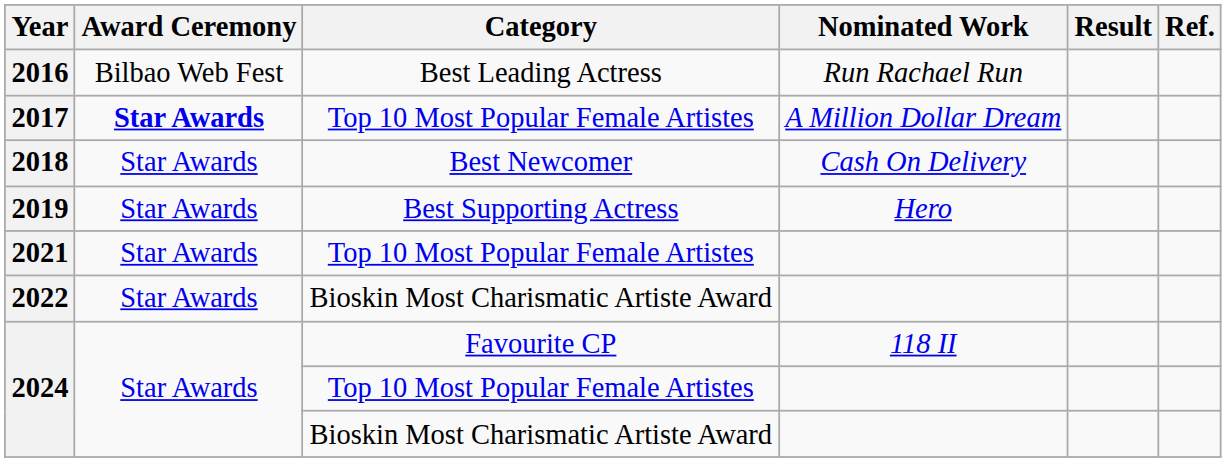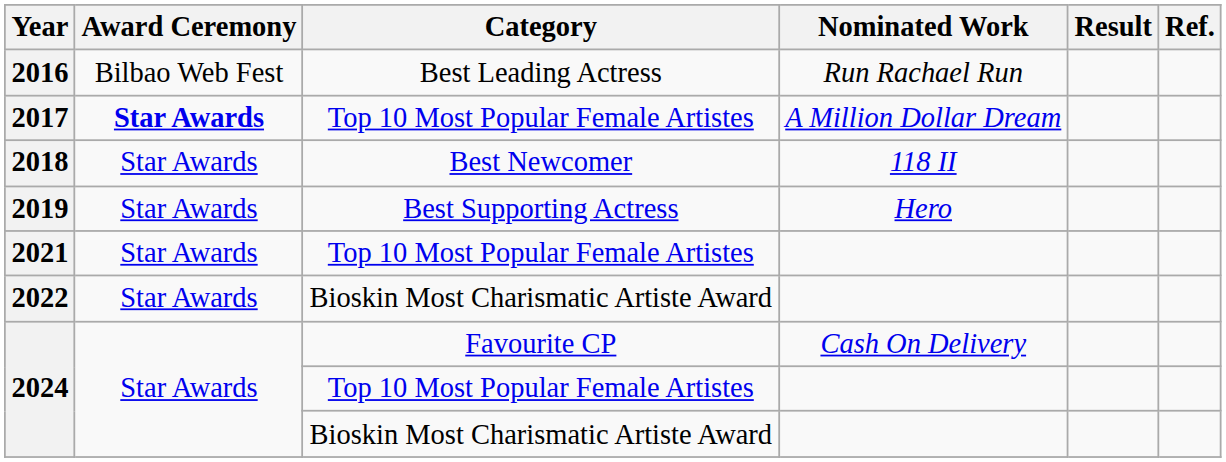(923, 162) Cash On Delivery -> (923, 162) 118 II
(923, 343) 118 II -> (923, 343) Cash On Delivery
